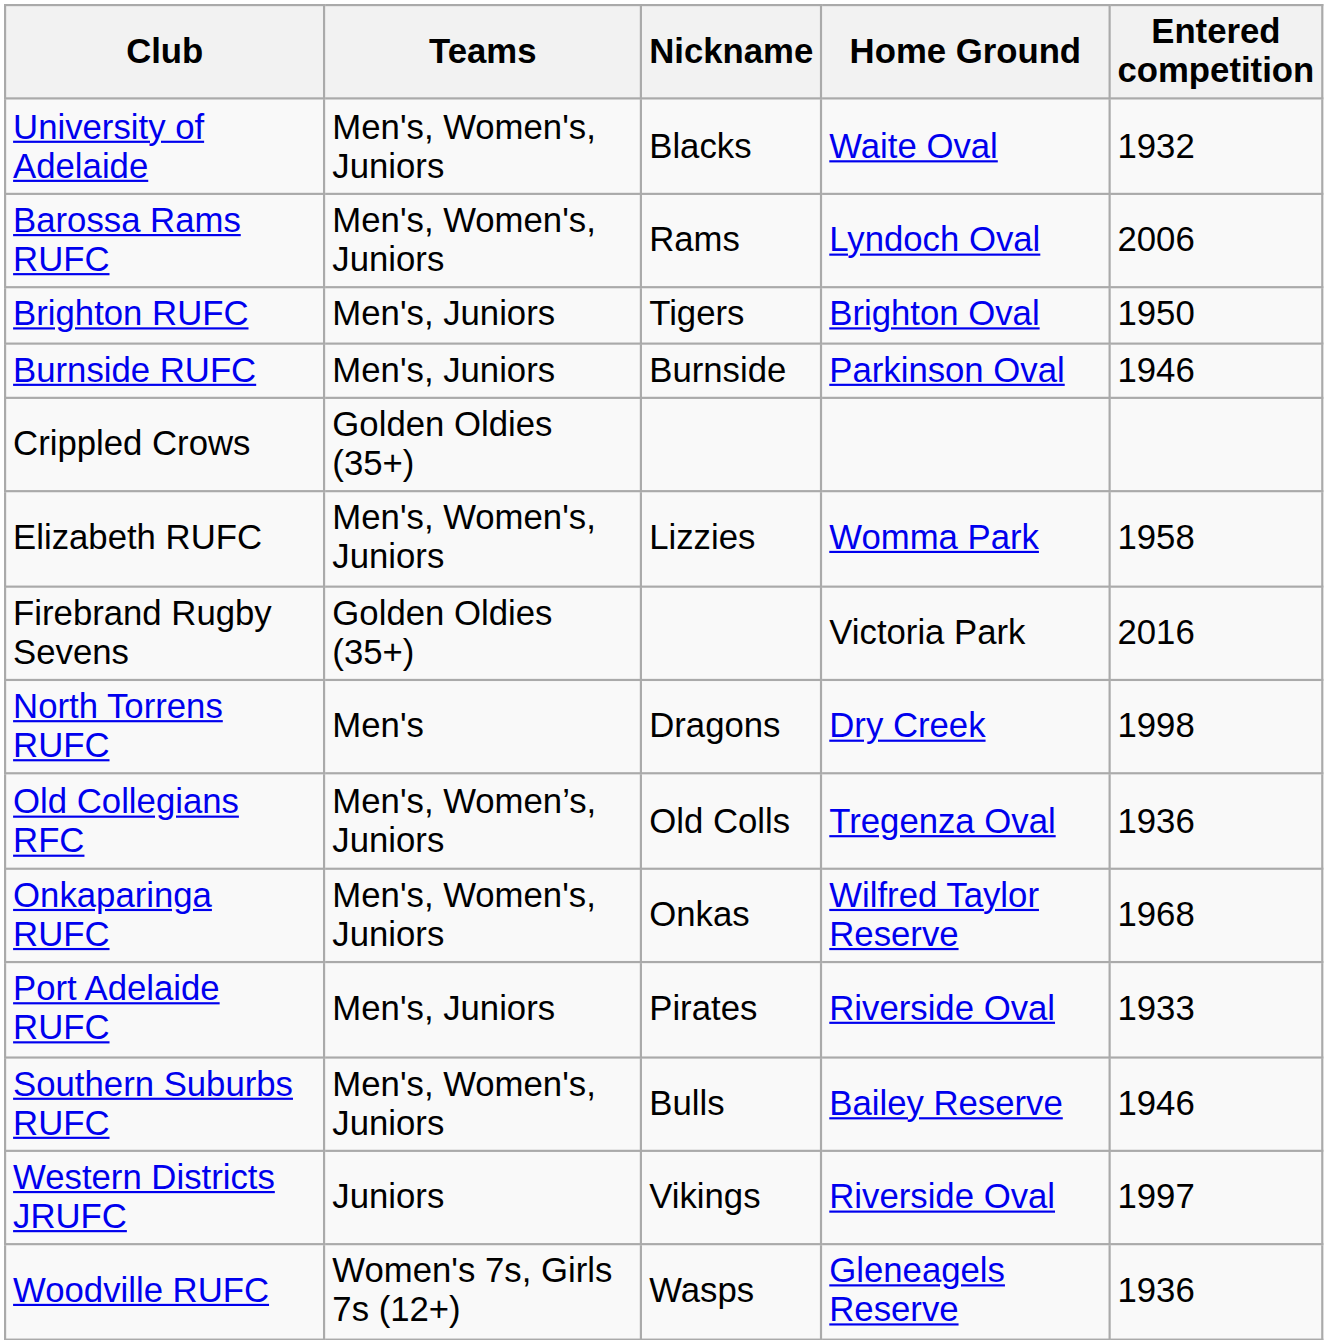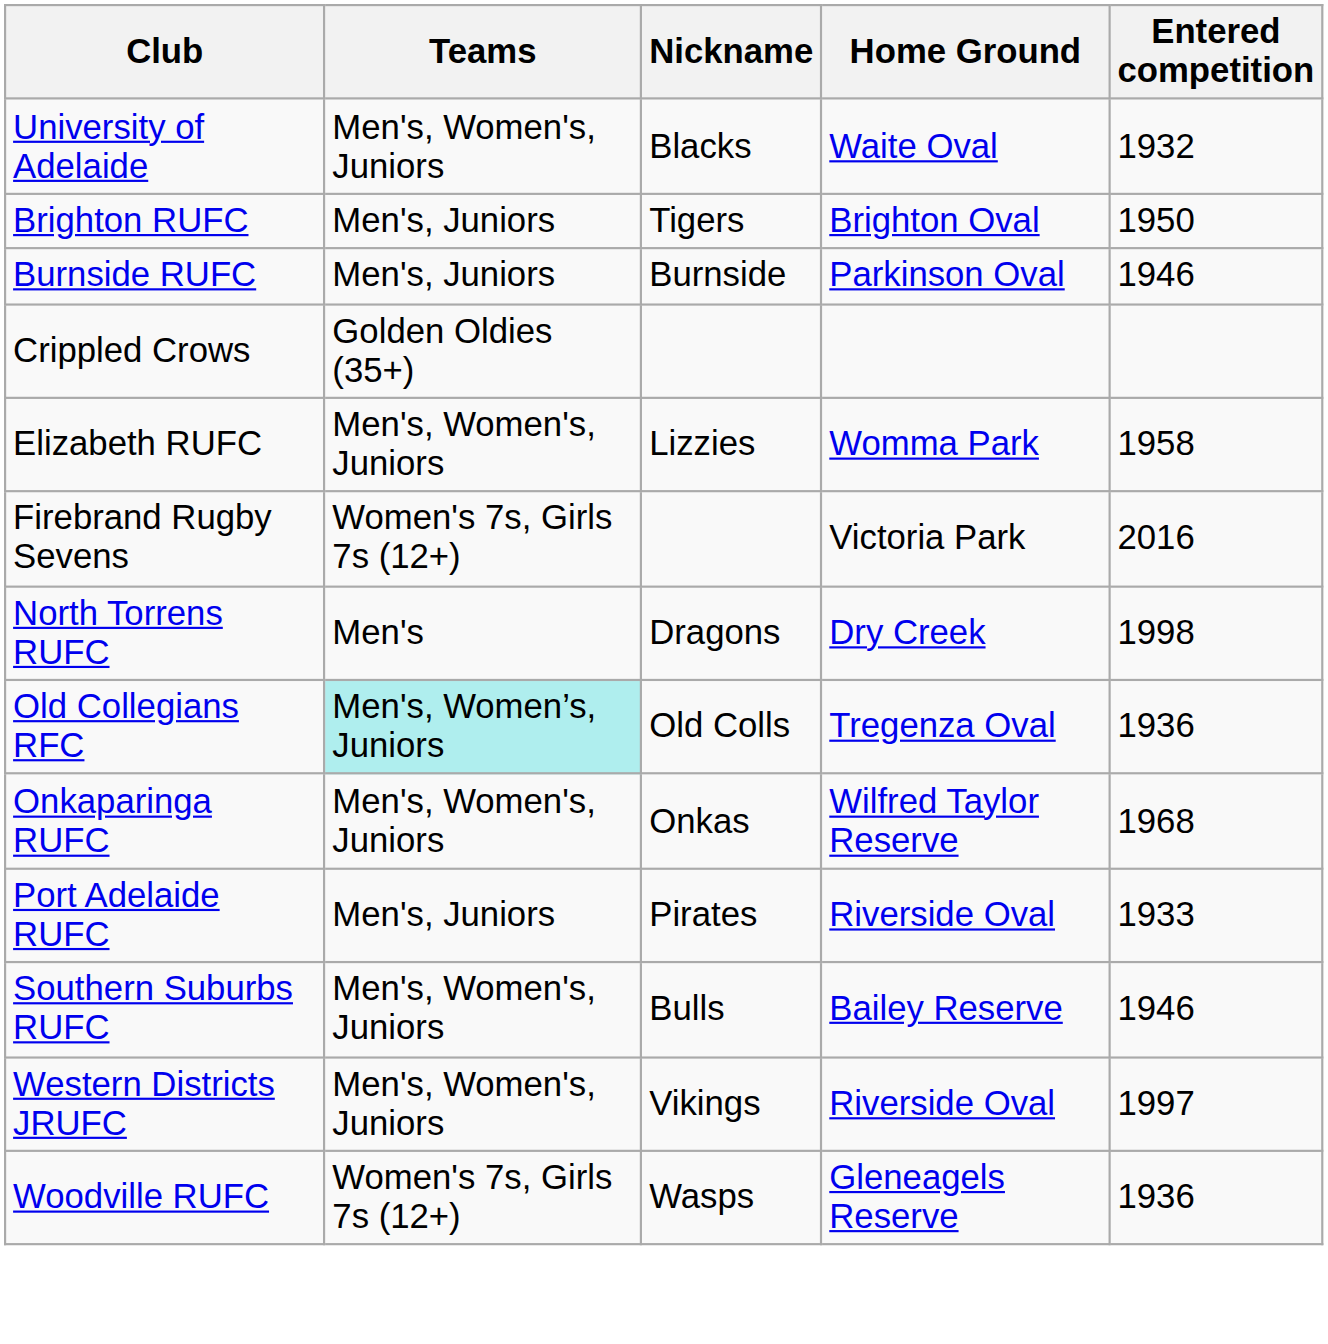- row: (127, 239)
(442, 632) Golden Oldies (35+) -> (472, 538) Women's 7s, Girls 7s (12+)
(464, 820) no background -> (464, 726) paleturquoise background
(388, 1197) Juniors -> (464, 1102) Men's, Women's, Juniors
